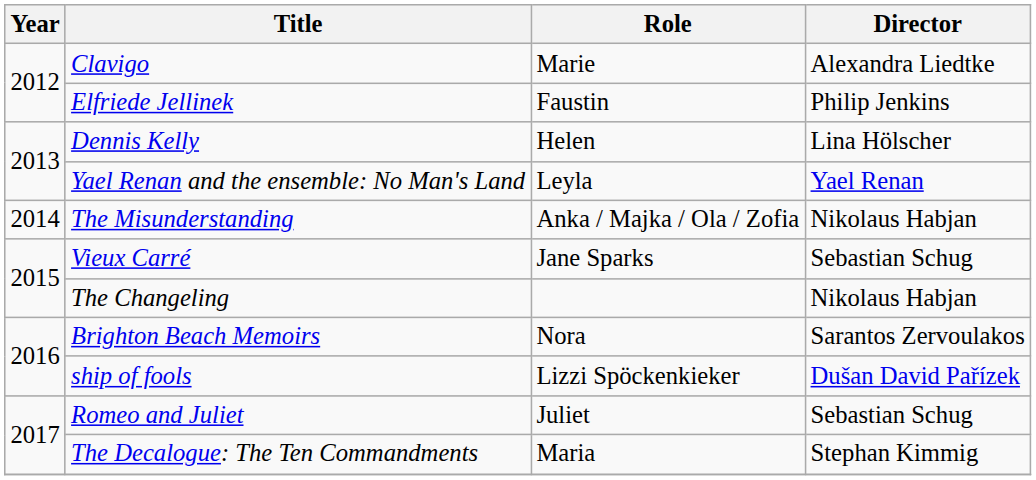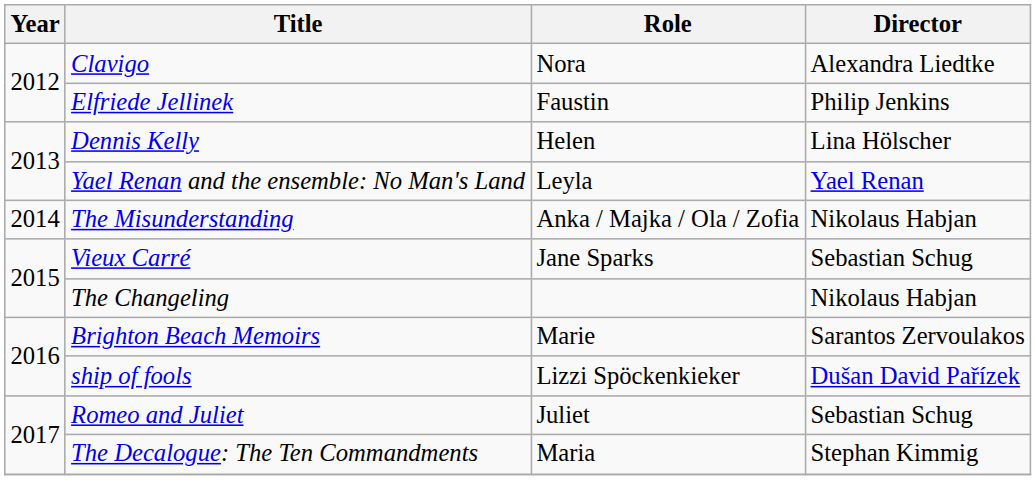(566, 63) Marie -> (561, 63) Nora
(561, 336) Nora -> (566, 336) Marie
